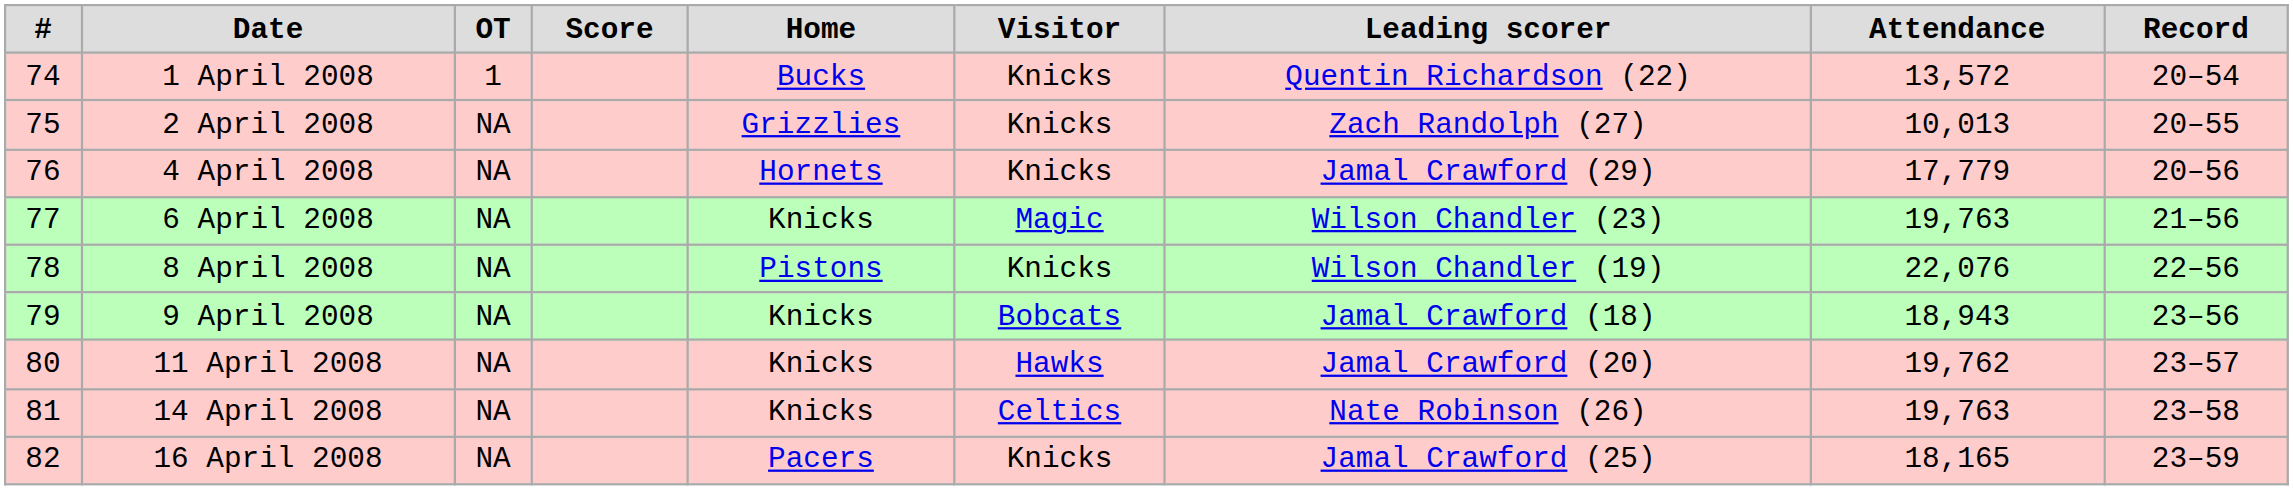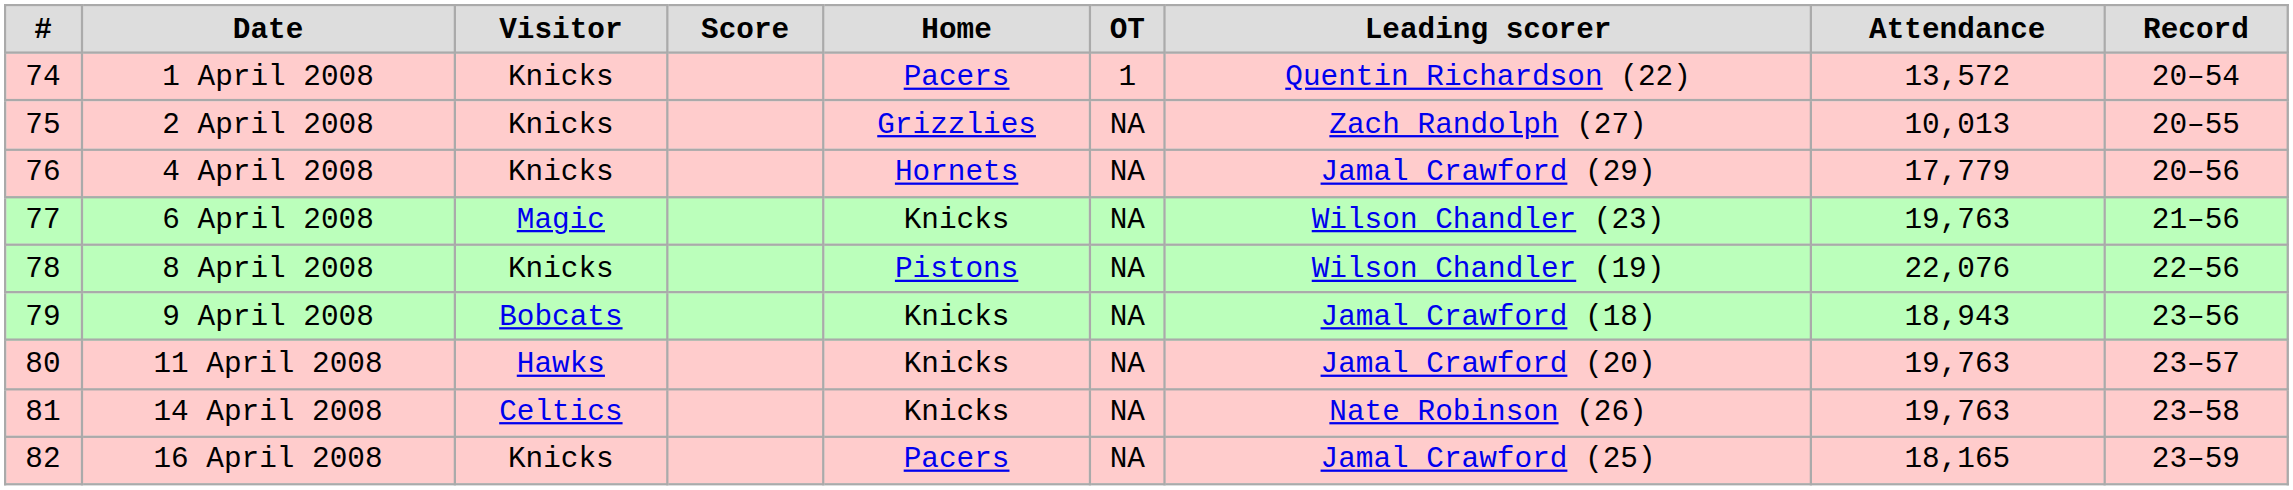columns swapped: (1060, 29) <-> (493, 29)
(821, 77) Bucks -> (957, 77) Pacers
(1957, 364) 19,762 -> (1957, 364) 19,763
